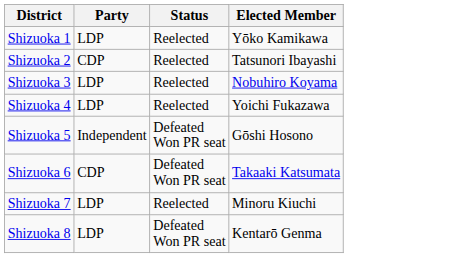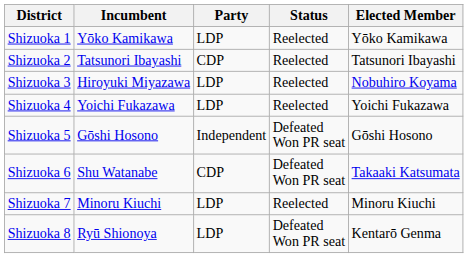+ column: (134, 15)
